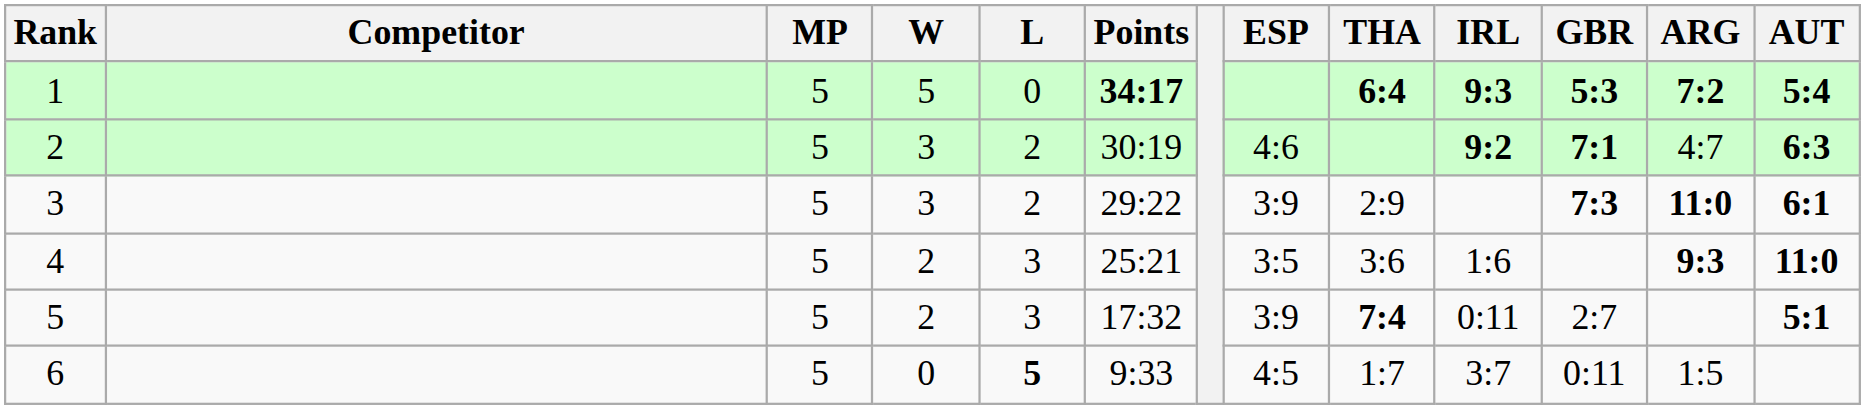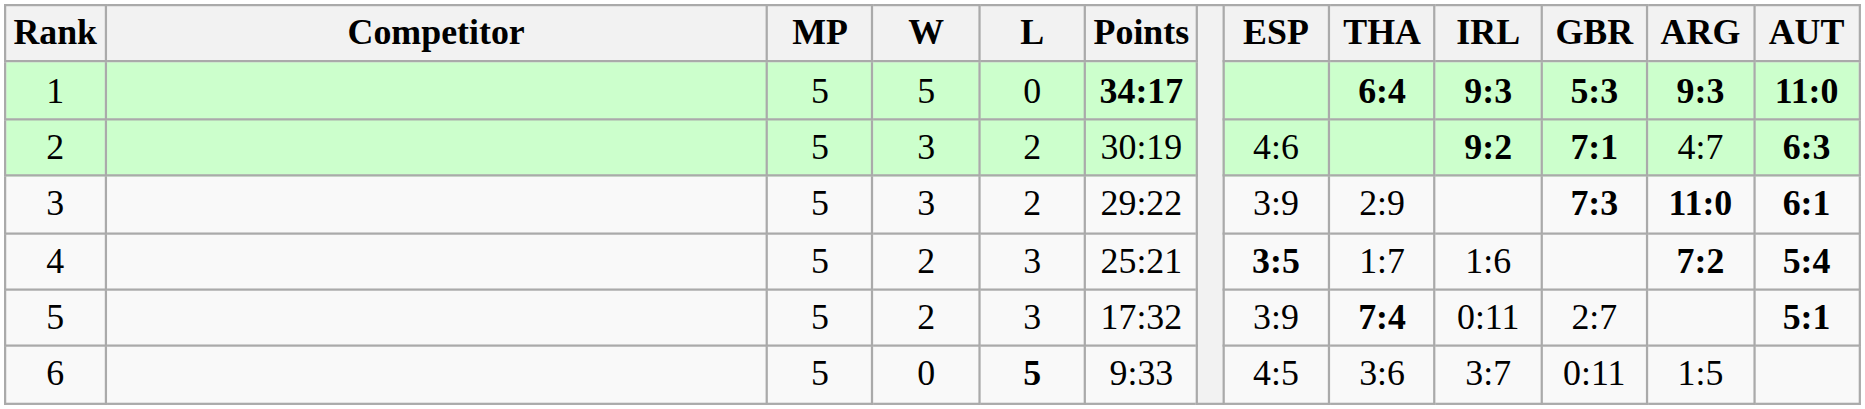(1700, 89) 7:2 -> (1700, 89) 9:3
(1807, 89) 5:4 -> (1807, 89) 11:0
(1276, 260) normal -> (1276, 260) bold
(1382, 260) 3:6 -> (1382, 260) 1:7
(1700, 260) 9:3 -> (1700, 260) 7:2
(1807, 260) 11:0 -> (1807, 260) 5:4
(1382, 373) 1:7 -> (1382, 373) 3:6
